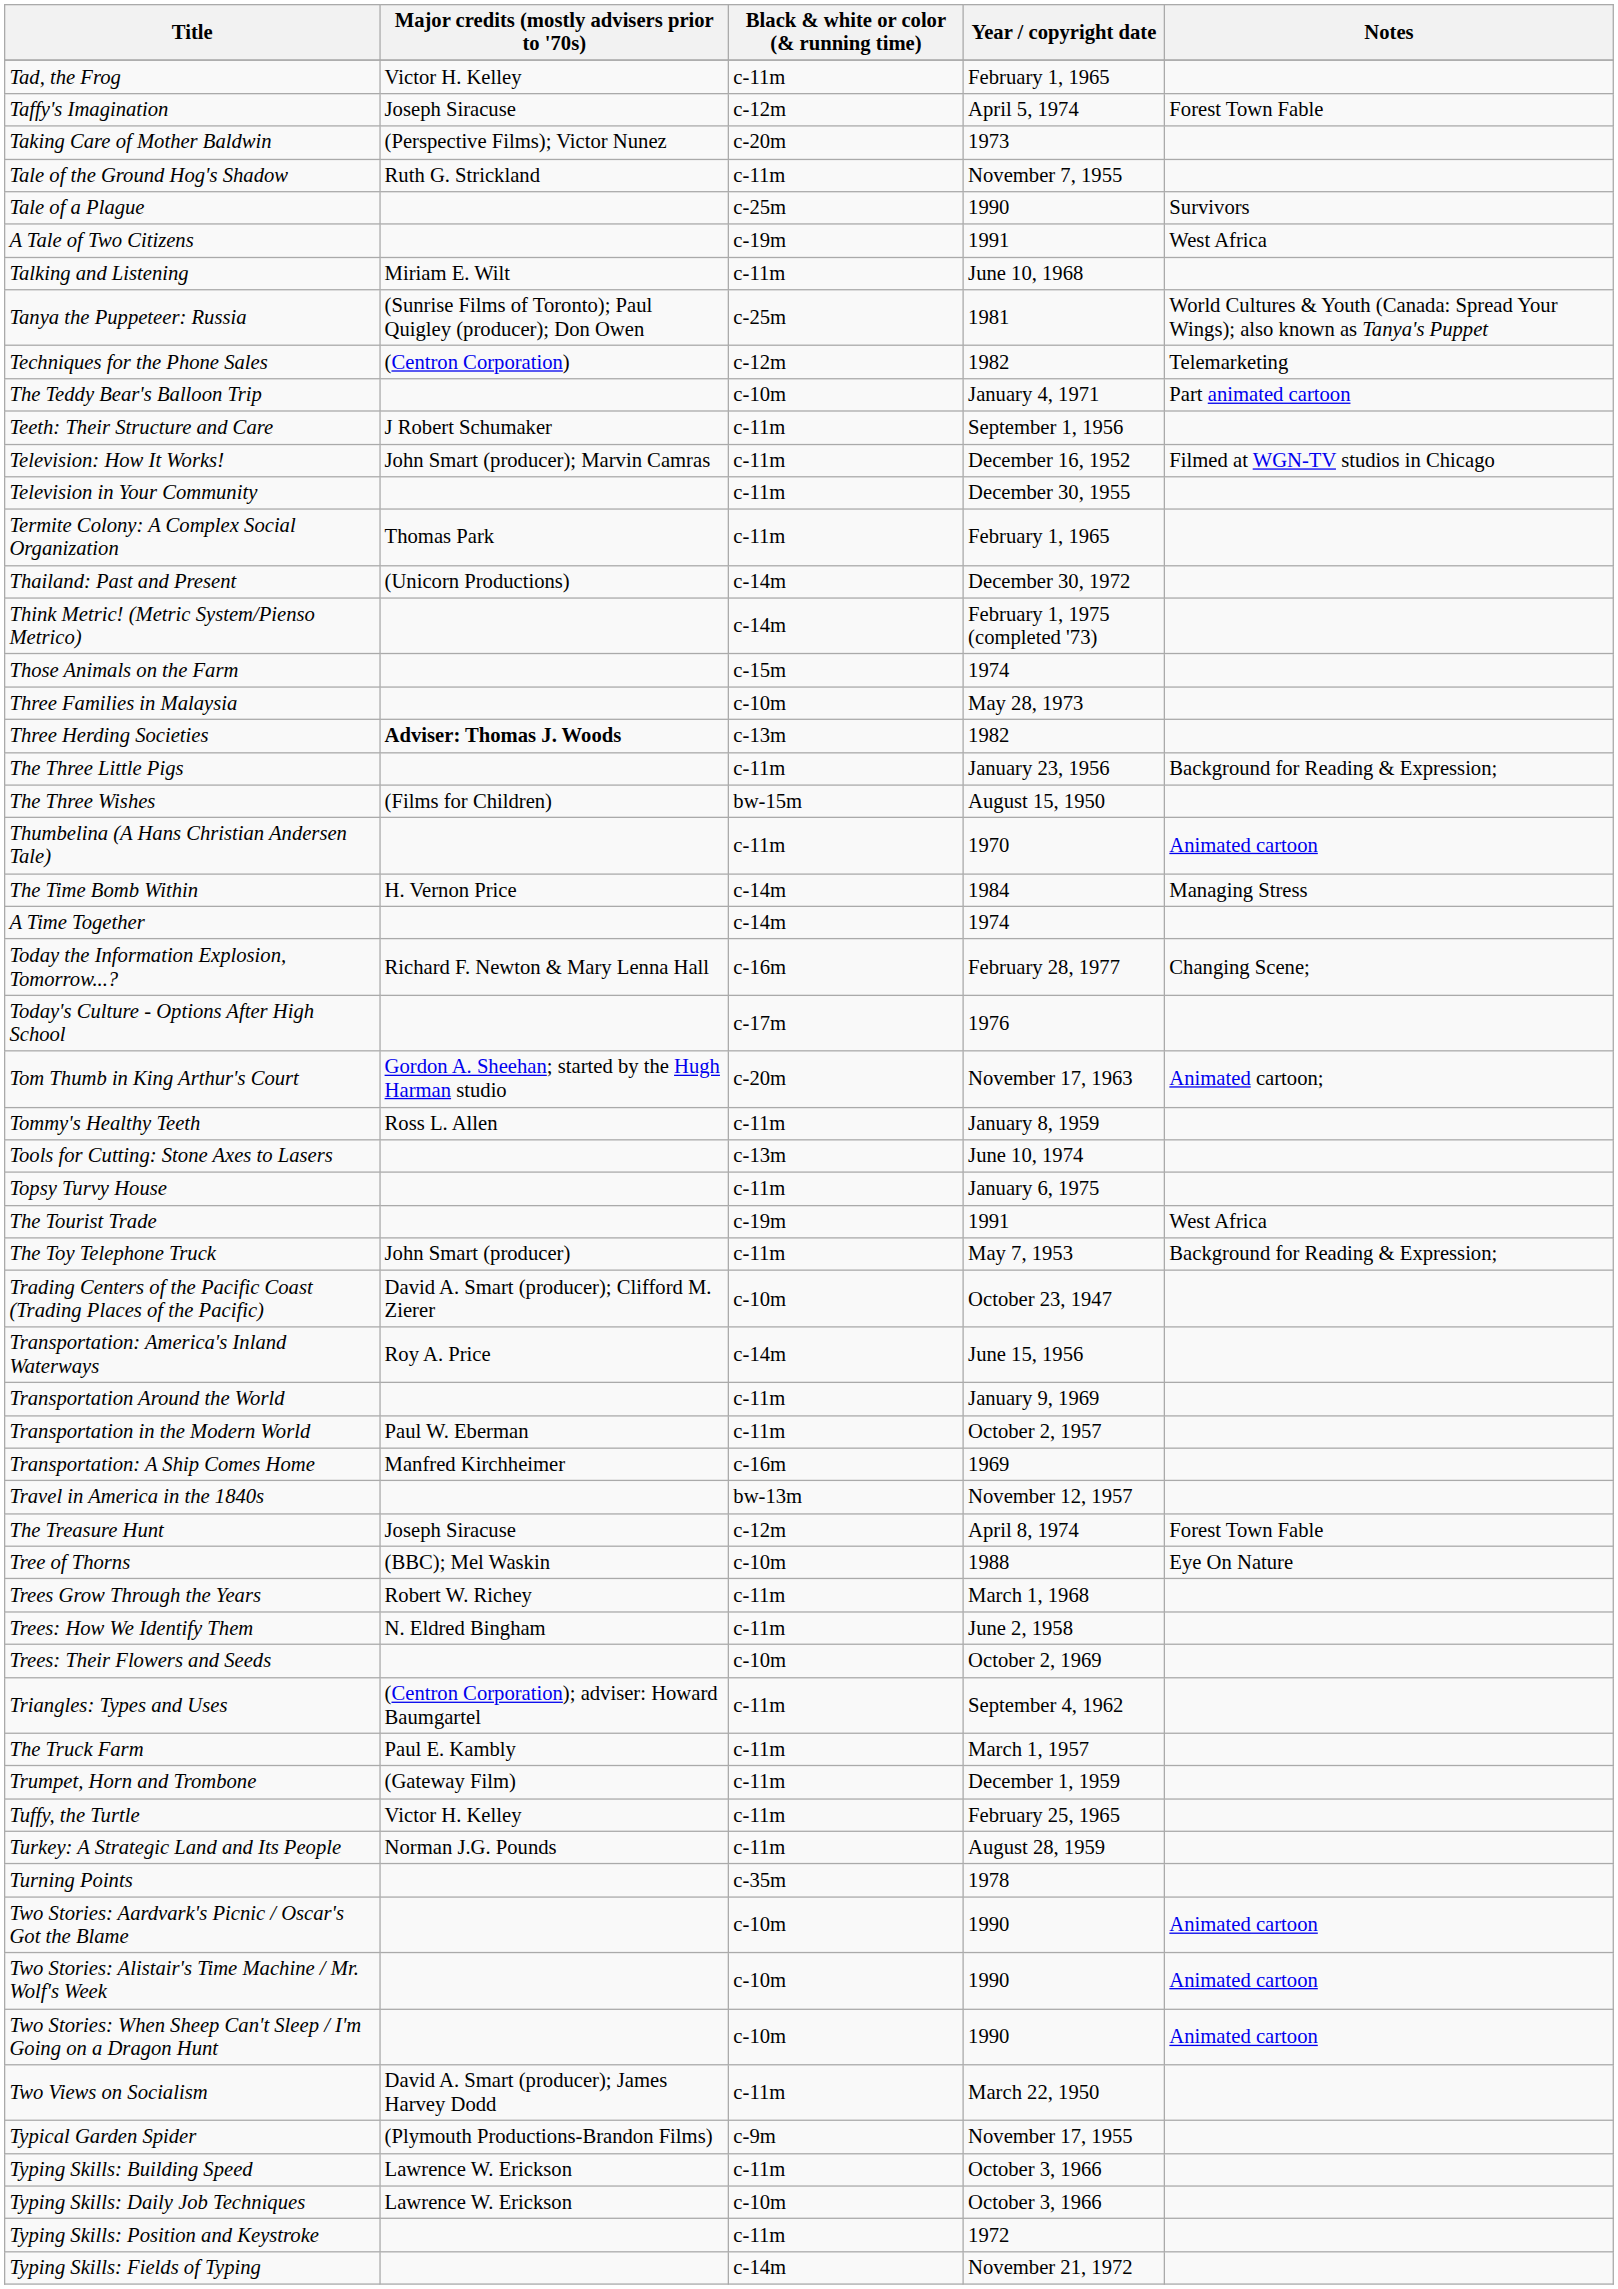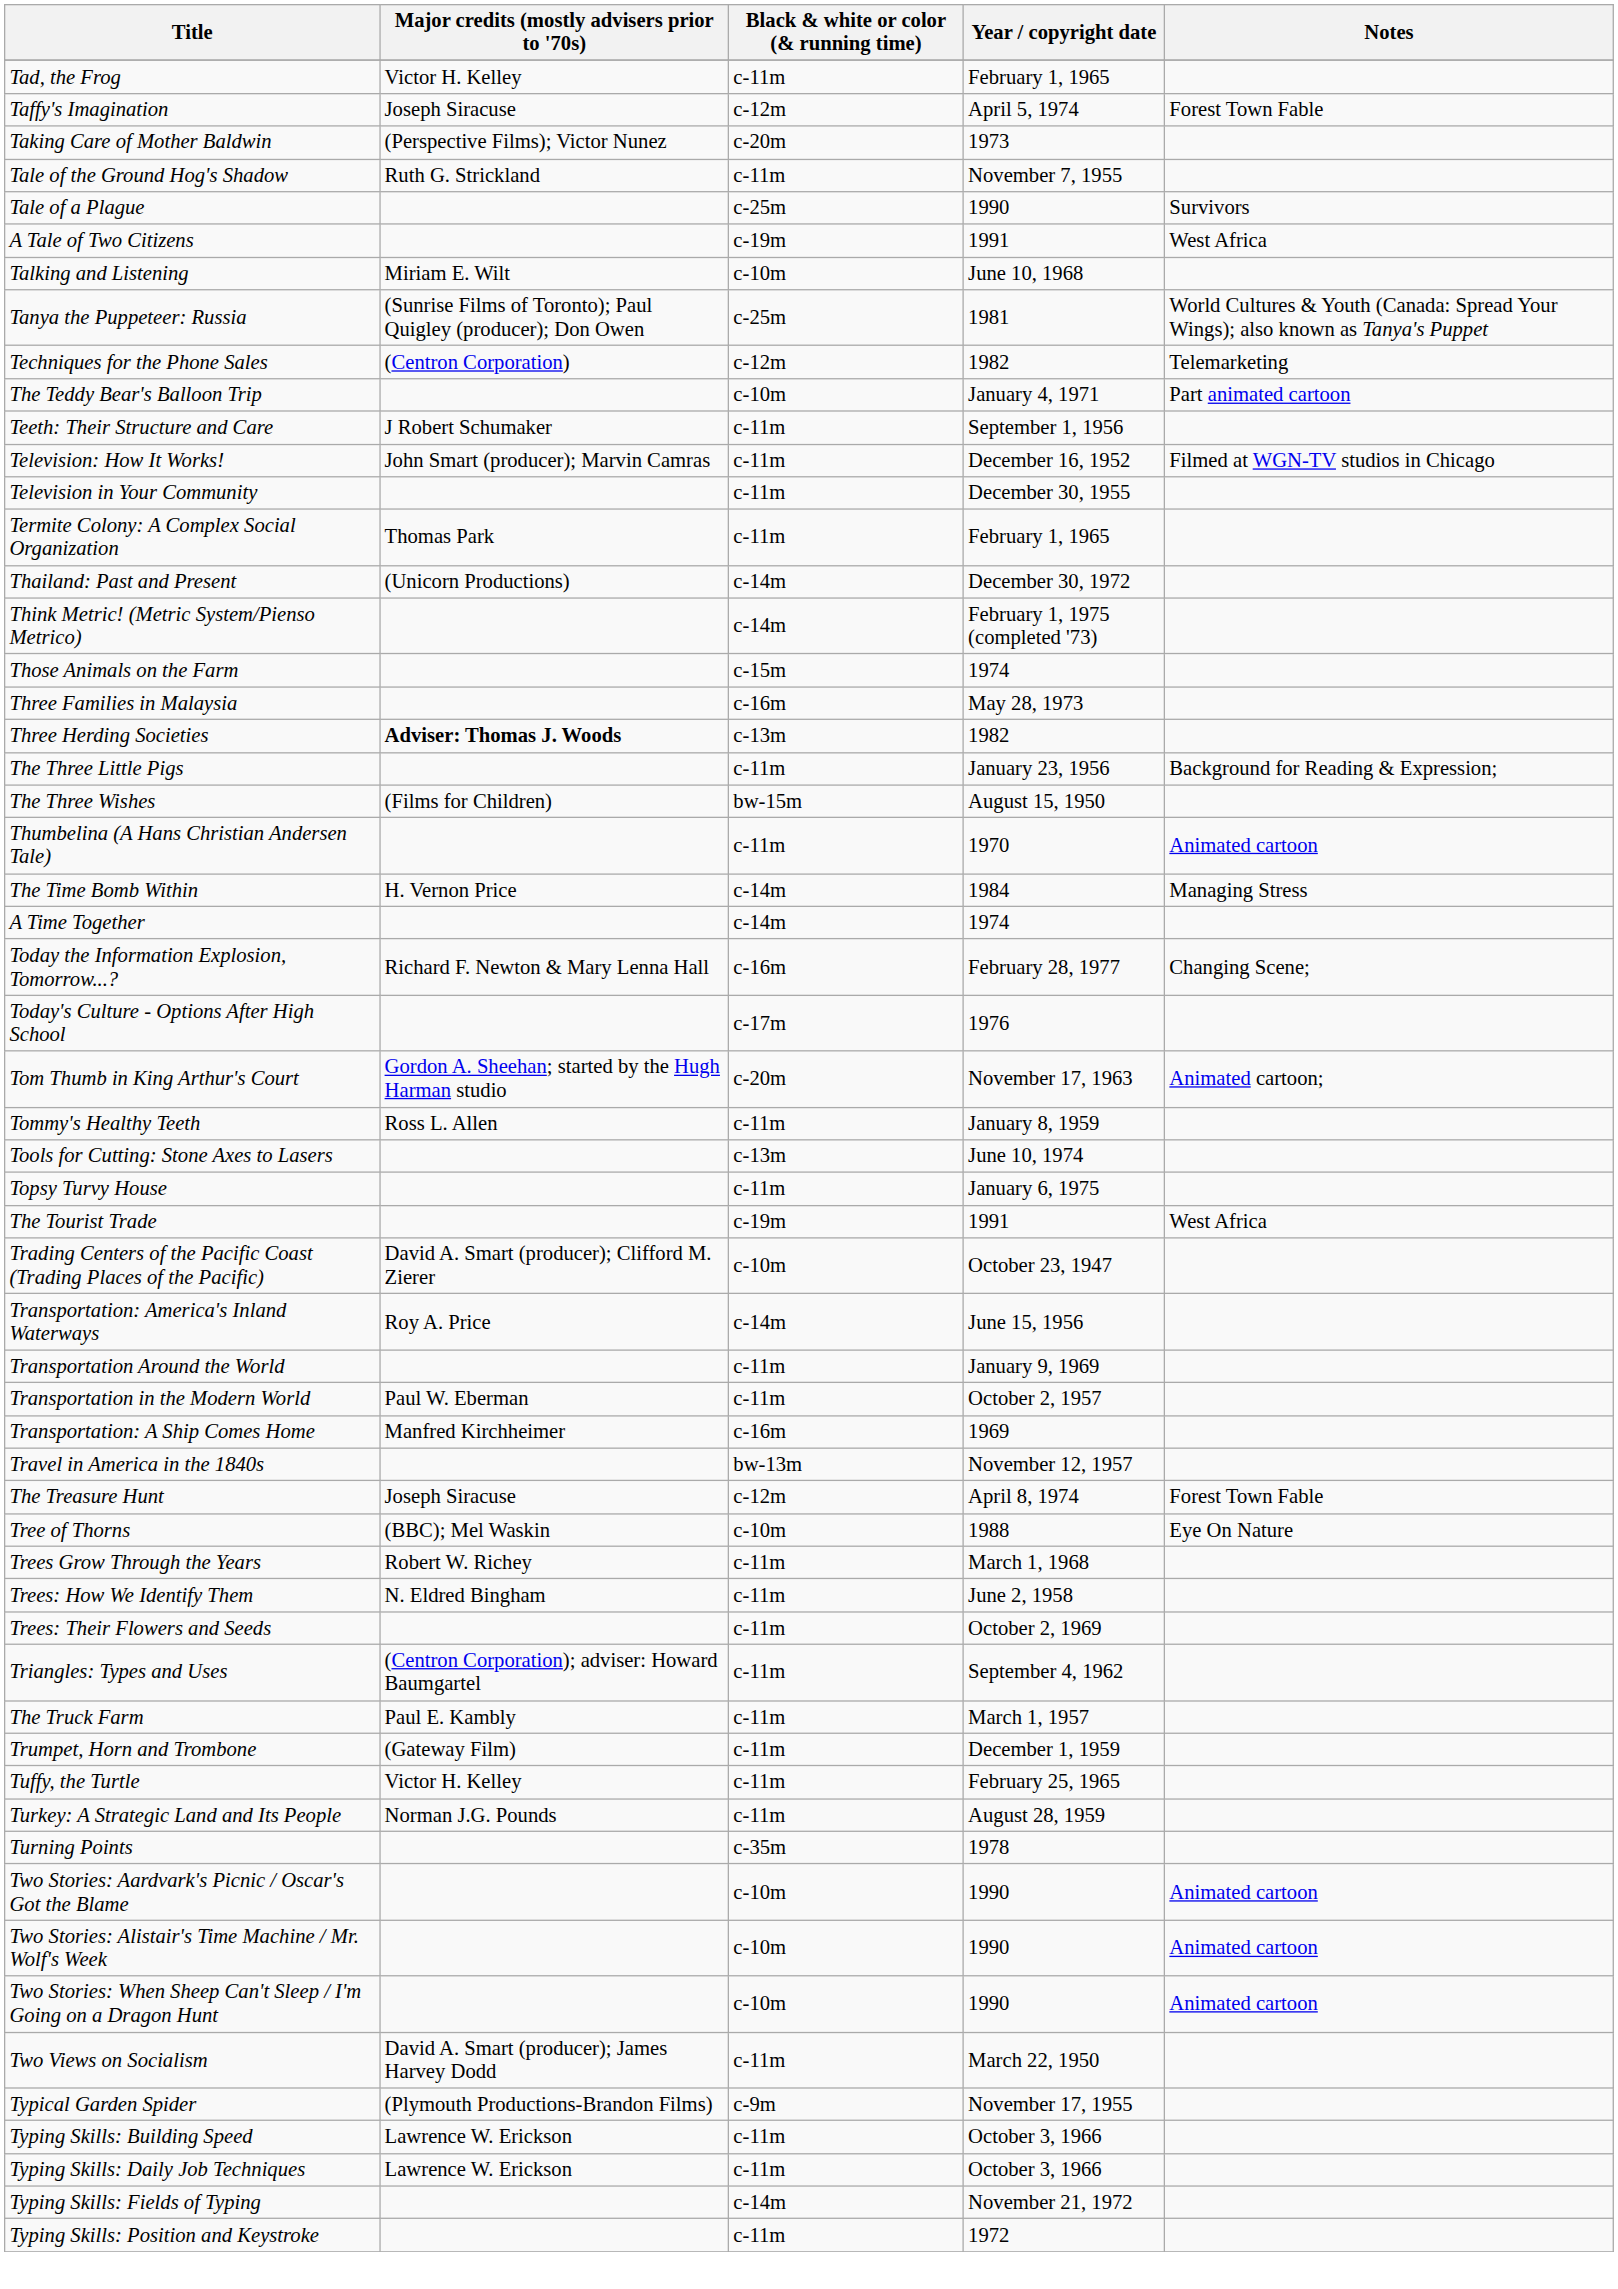(759, 273) c-11m -> (760, 273) c-10m
(760, 702) c-10m -> (760, 702) c-16m
- row: (113, 1254)
(760, 1660) c-10m -> (759, 1627) c-11m
(760, 2202) c-10m -> (759, 2169) c-11m
rows swapped: (135, 2267) <-> (164, 2234)
